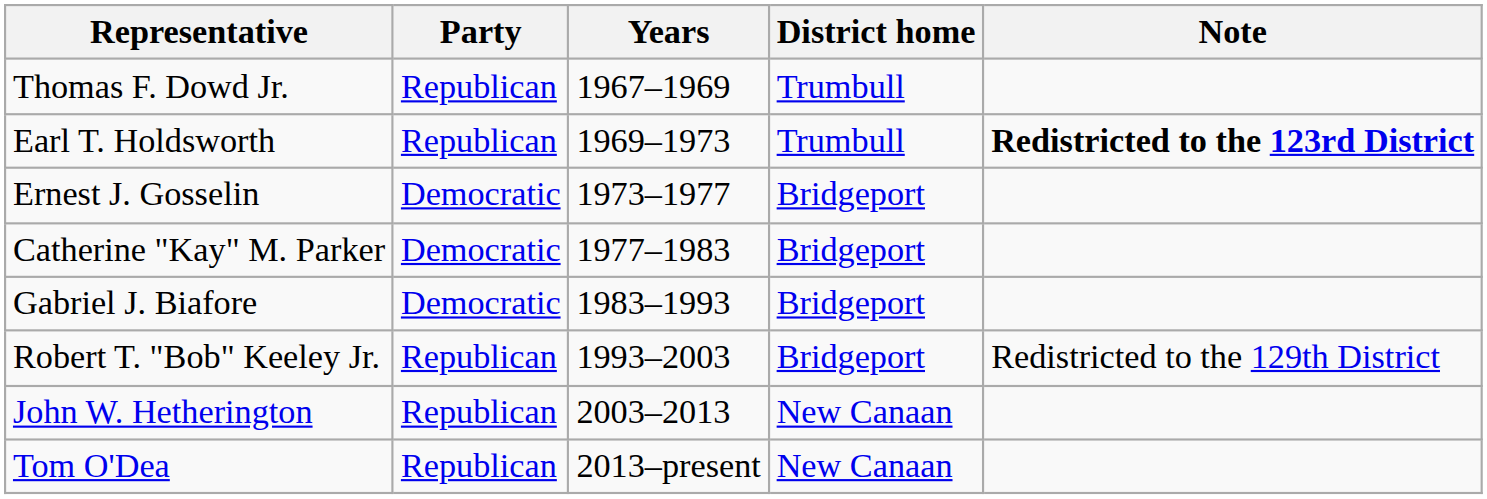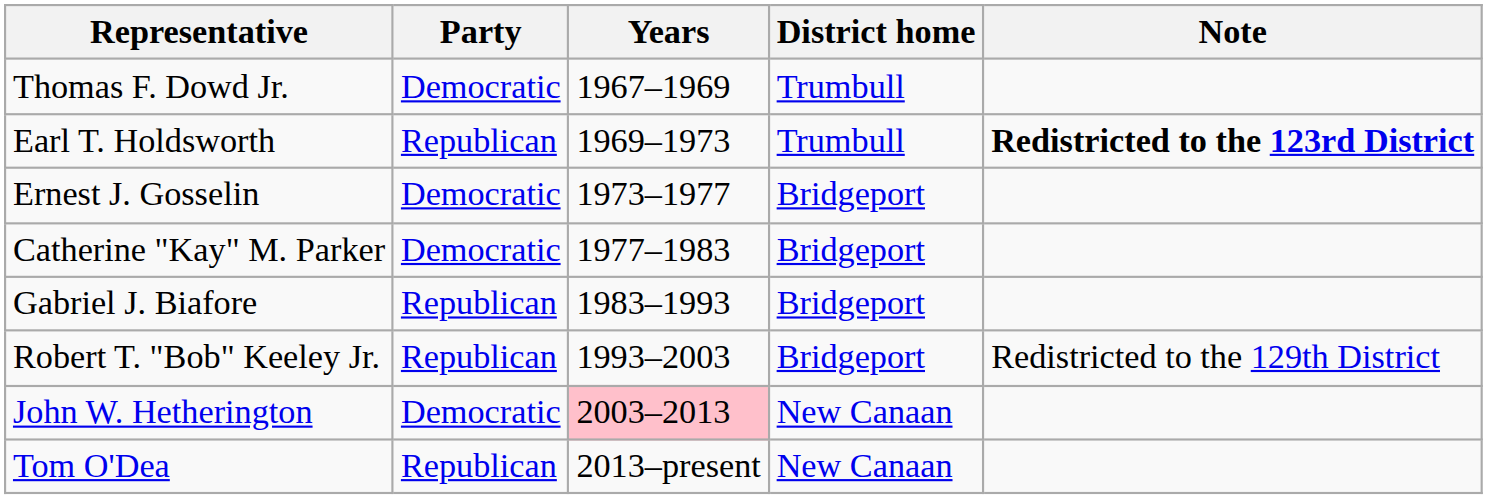(479, 85) Republican -> (481, 85) Democratic
(481, 303) Democratic -> (479, 303) Republican
(479, 411) Republican -> (481, 411) Democratic
(653, 411) no background -> (653, 411) pink background
